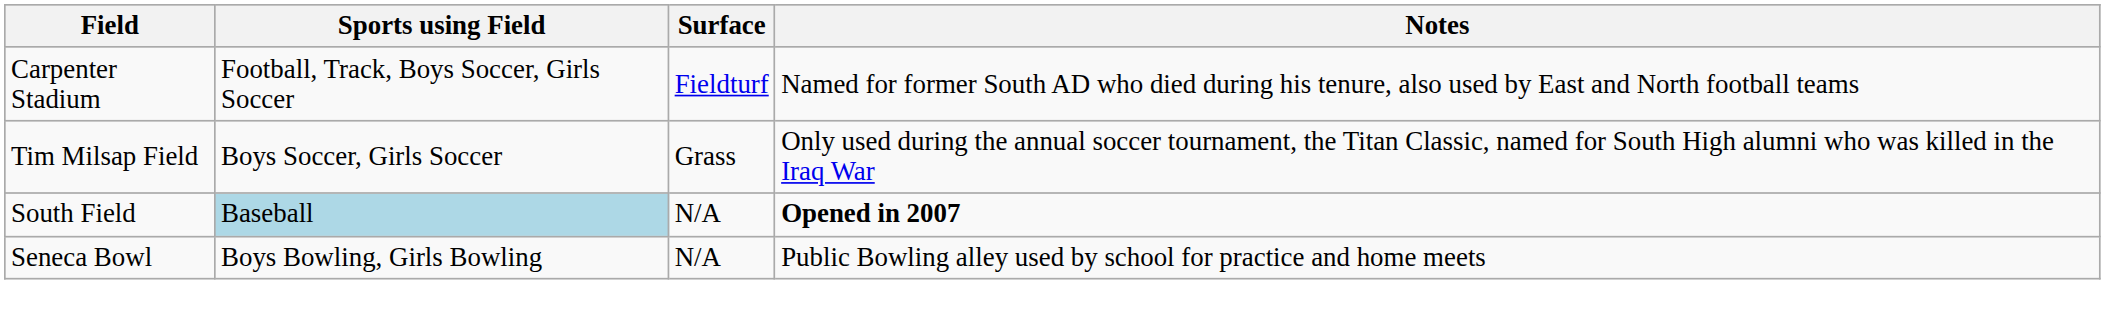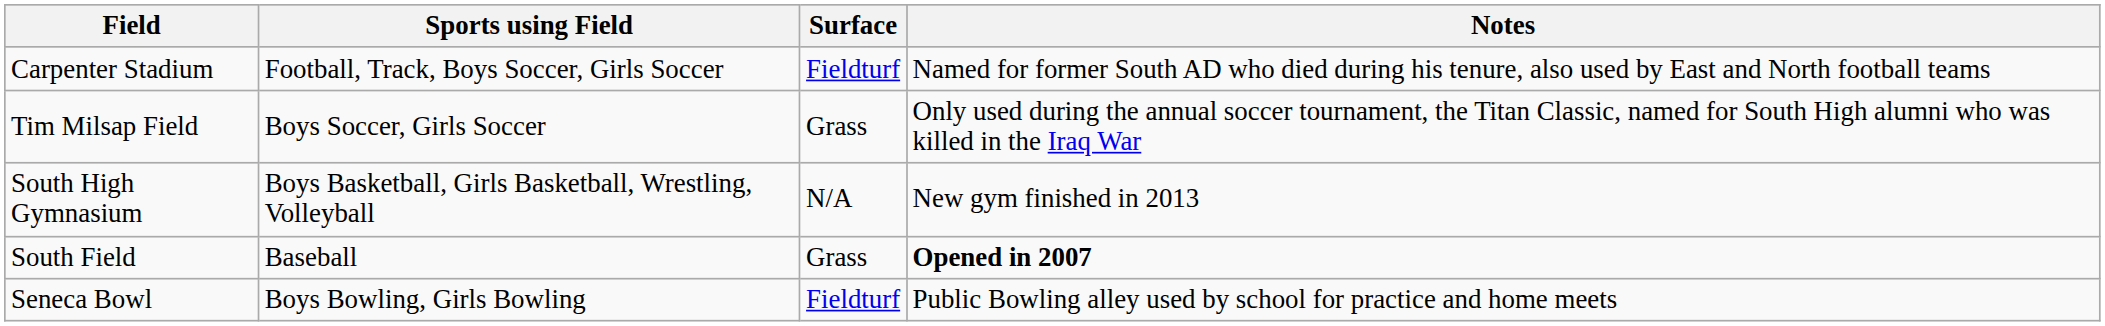+ row: (77, 199)
(267, 214) lightblue background -> (311, 256) no background
(698, 214) N/A -> (837, 256) Grass
(698, 256) N/A -> (853, 299) Fieldturf
